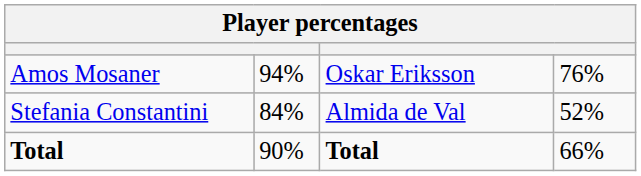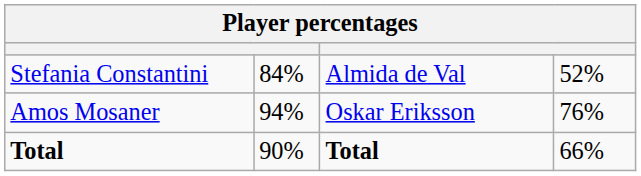rows swapped: (109, 112) <-> (85, 73)
